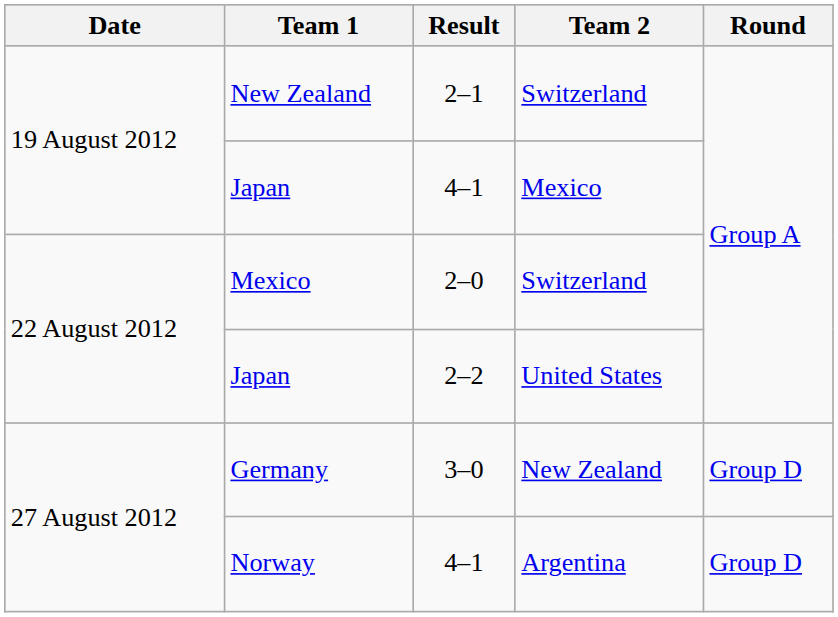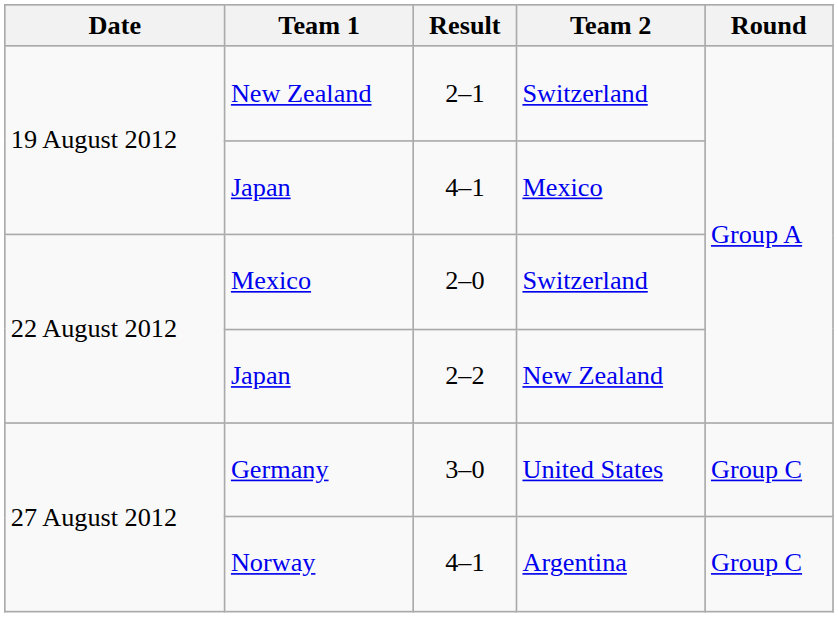(592, 375) United States -> (593, 375) New Zealand
(592, 469) New Zealand -> (593, 469) United States
(756, 469) Group D -> (757, 469) Group C
(756, 563) Group D -> (757, 563) Group C
